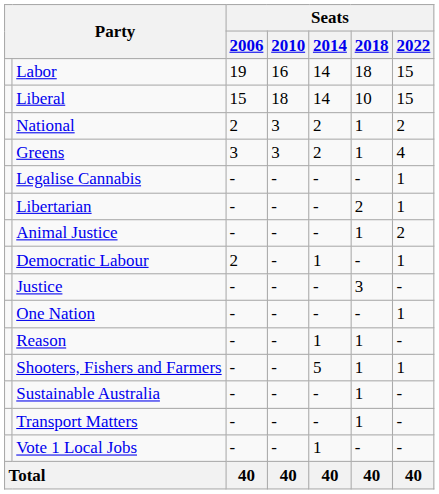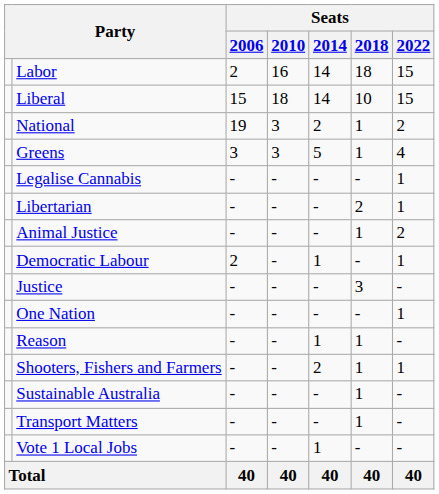(238, 71) 19 -> (234, 71) 2
(234, 125) 2 -> (238, 125) 19
(317, 152) 2 -> (317, 152) 5
(317, 367) 5 -> (317, 367) 2
